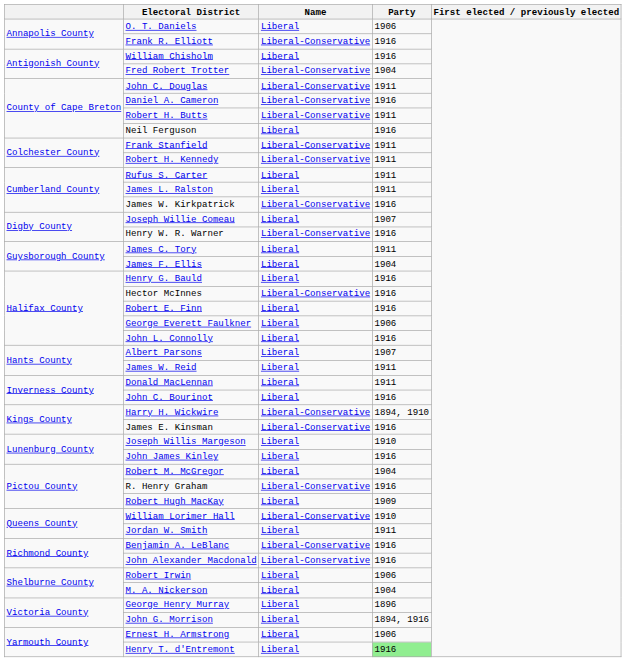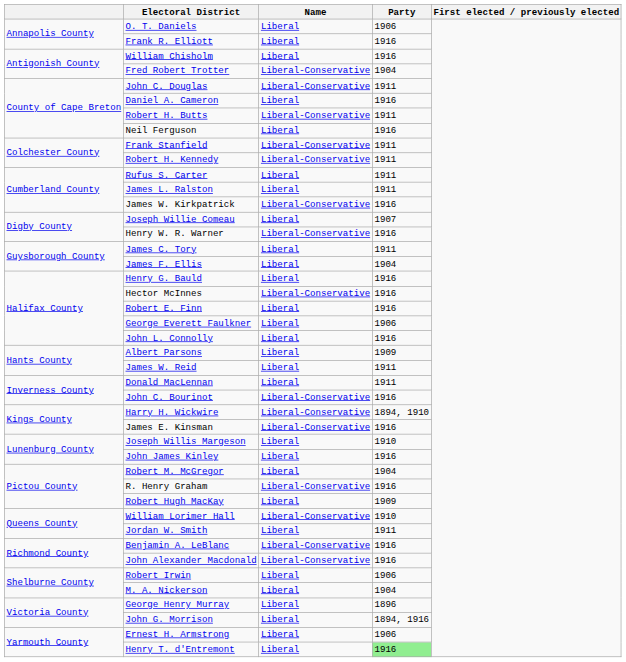(316, 41) Liberal-Conservative -> (280, 41) Liberal
(316, 101) Liberal-Conservative -> (280, 101) Liberal
(385, 353) 1907 -> (385, 353) 1909
(280, 397) Liberal -> (316, 397) Liberal-Conservative
